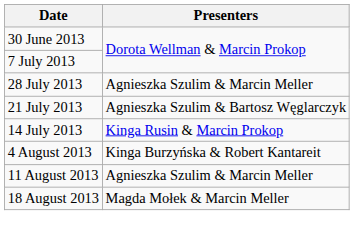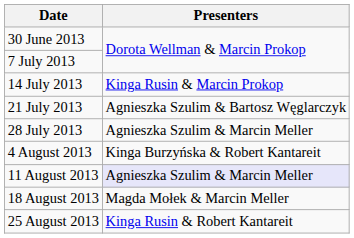rows swapped: (45, 130) <-> (45, 84)
(209, 175) no background -> (209, 175) lavender background
+ row: (53, 221)
